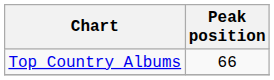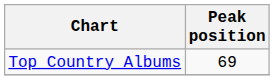(227, 62) 66 -> (227, 62) 69
